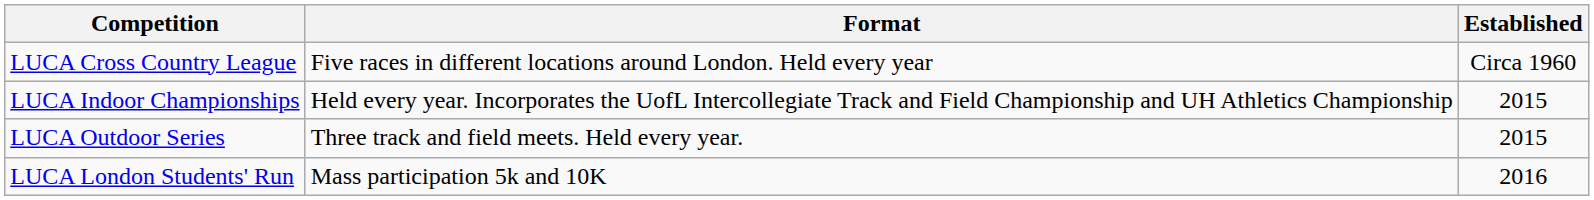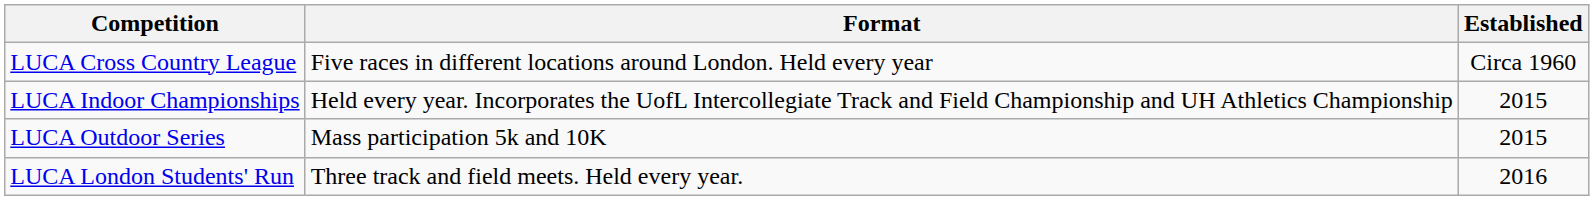(527, 137) Three track and field meets. Held every year. -> (459, 137) Mass participation 5k and 10K
(459, 175) Mass participation 5k and 10K -> (527, 175) Three track and field meets. Held every year.
